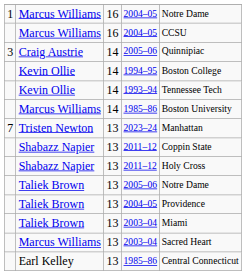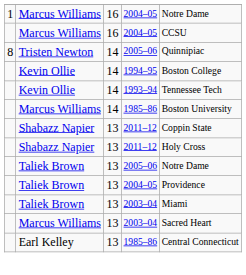(10, 52) 3 -> (10, 52) 8
(51, 52) Craig Austrie -> (56, 52) Tristen Newton
- row: (112, 128)
